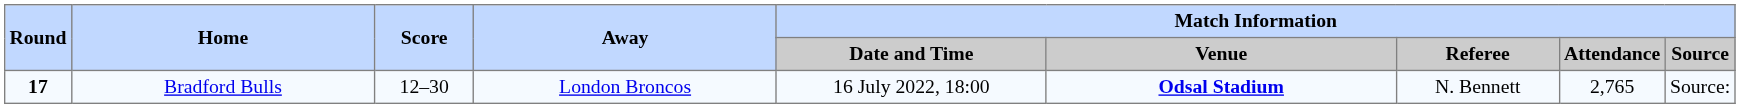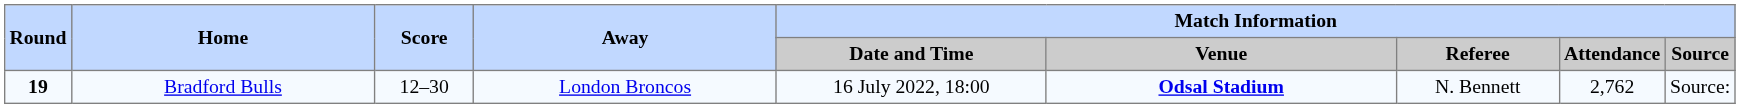(38, 86) 17 -> (38, 86) 19
(1612, 86) 2,765 -> (1612, 86) 2,762
